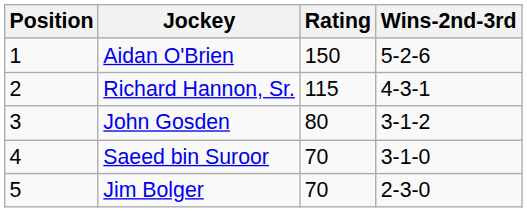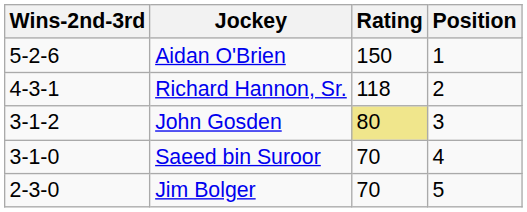columns swapped: (52, 21) <-> (449, 21)
(322, 88) 115 -> (374, 88) 118
(317, 122) no background -> (368, 122) khaki background
